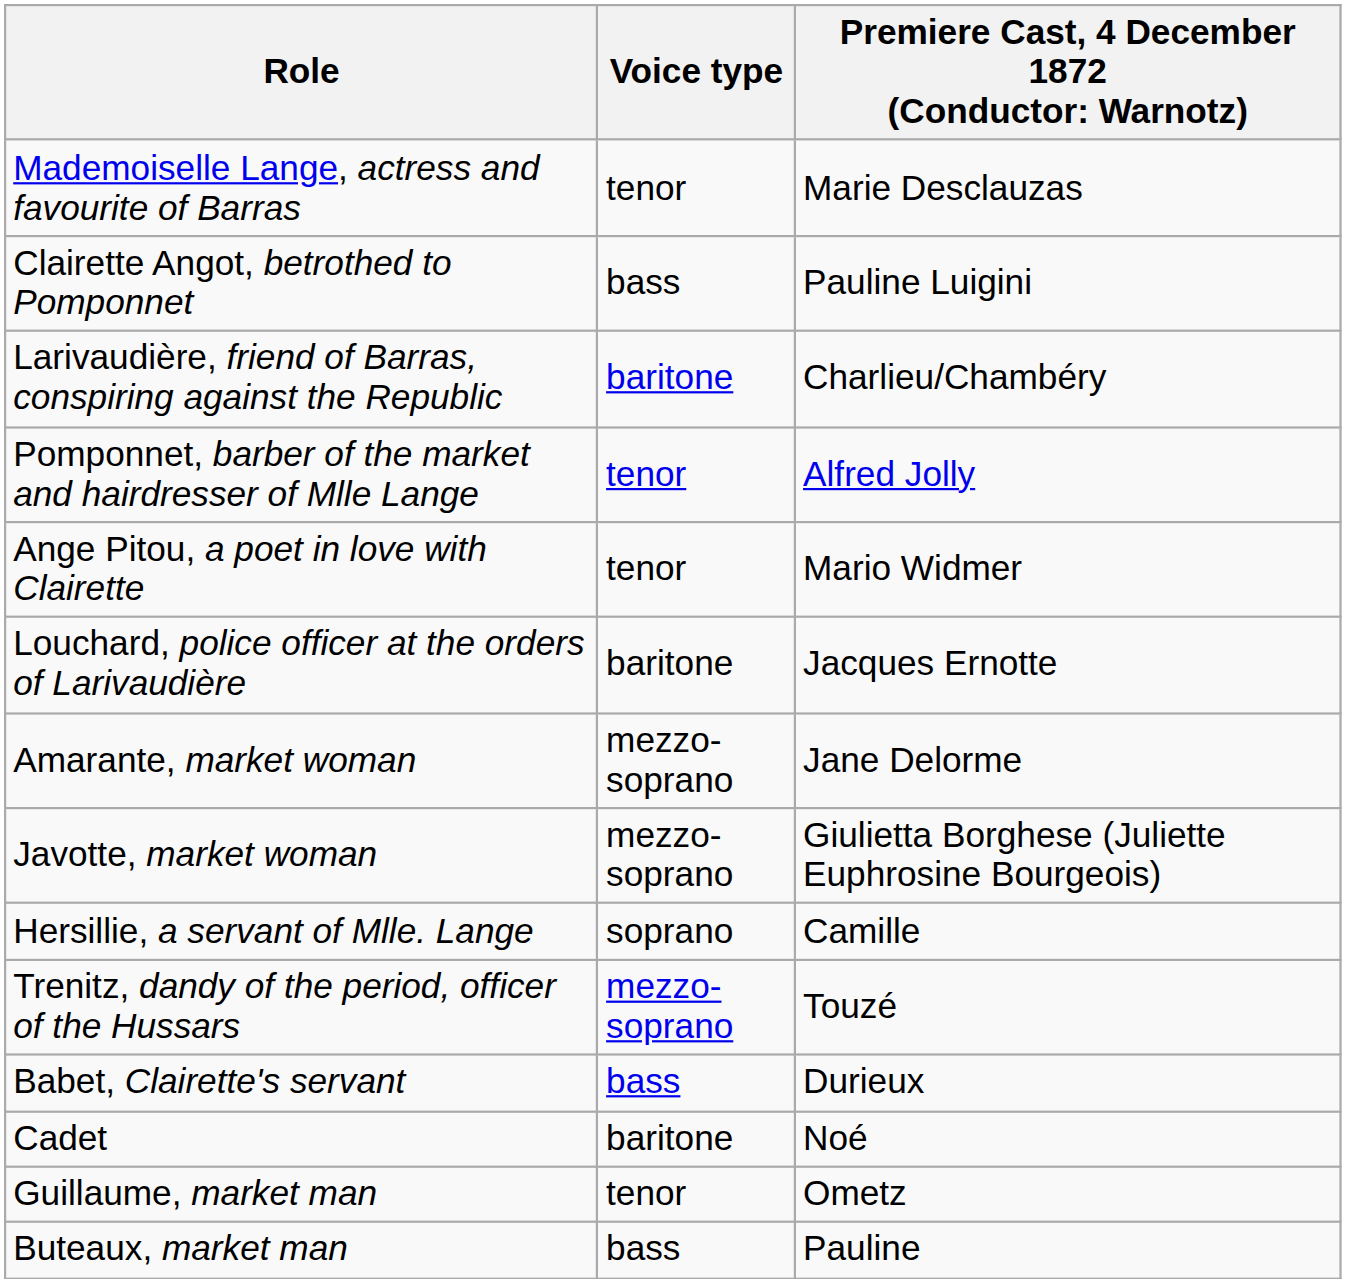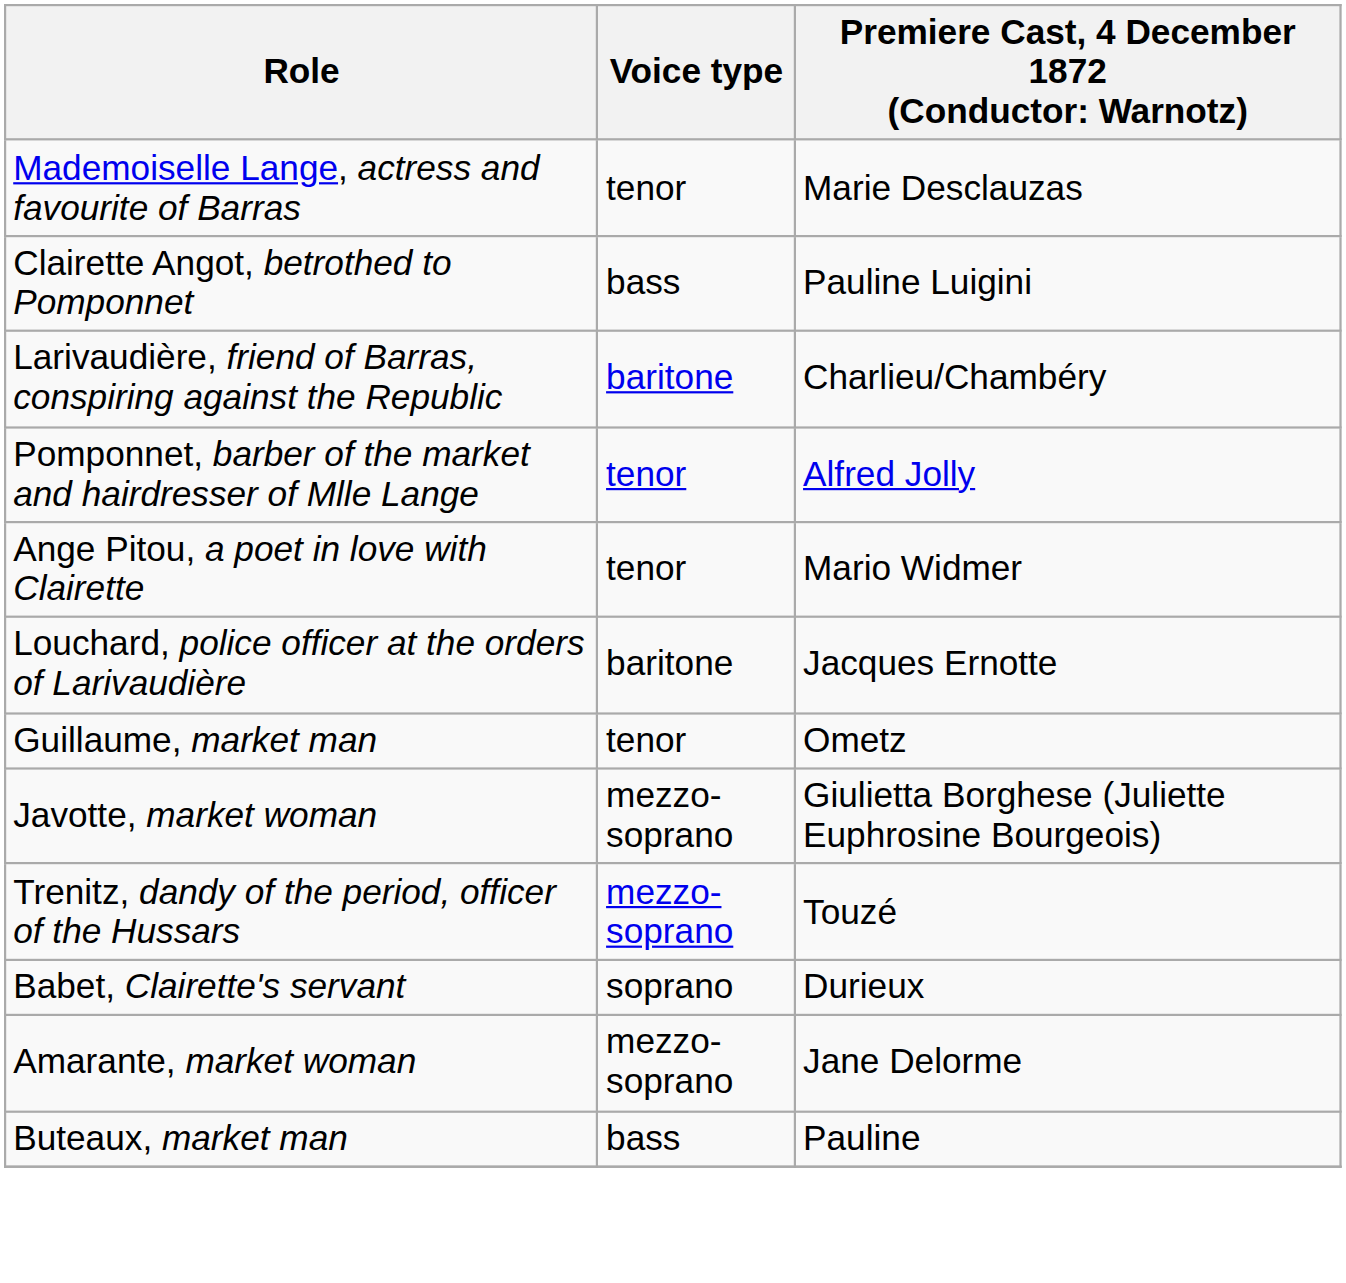rows swapped: (215, 759) <-> (195, 1193)
- row: (273, 930)
(643, 1082) bass -> (670, 986) soprano
- row: (60, 1137)
